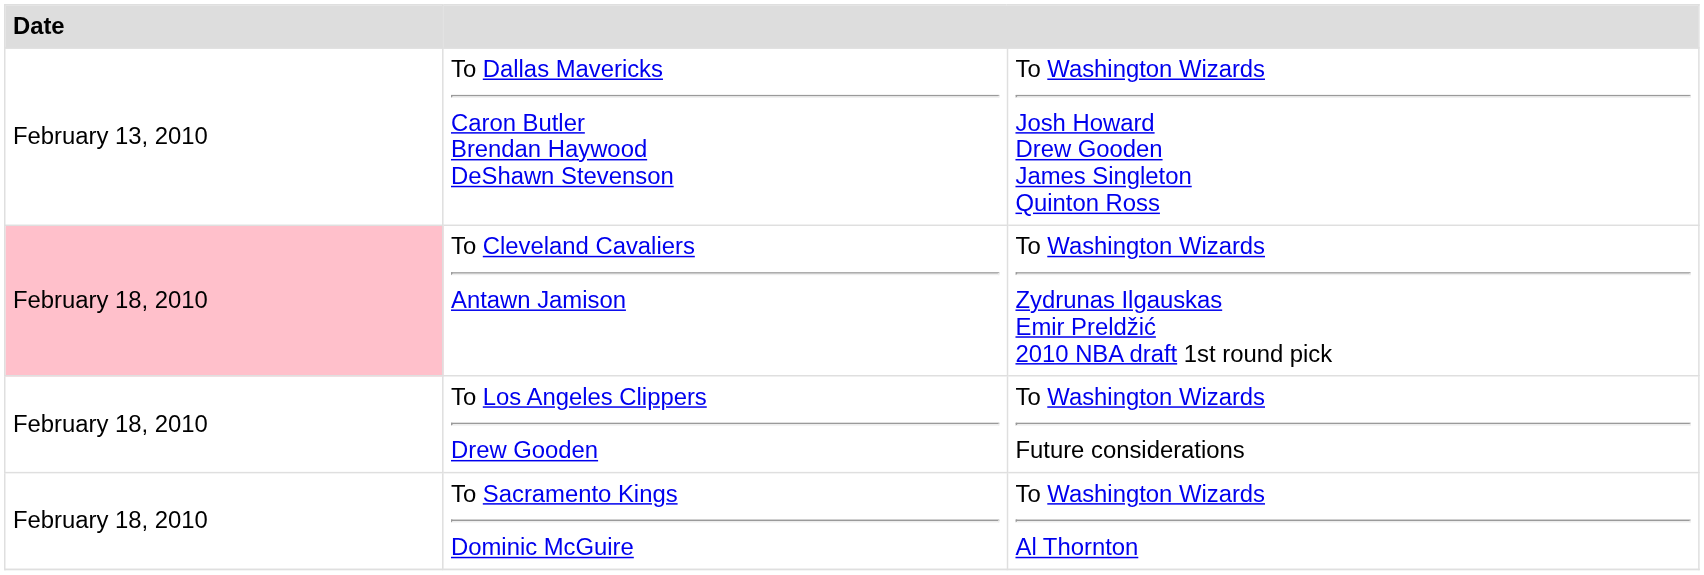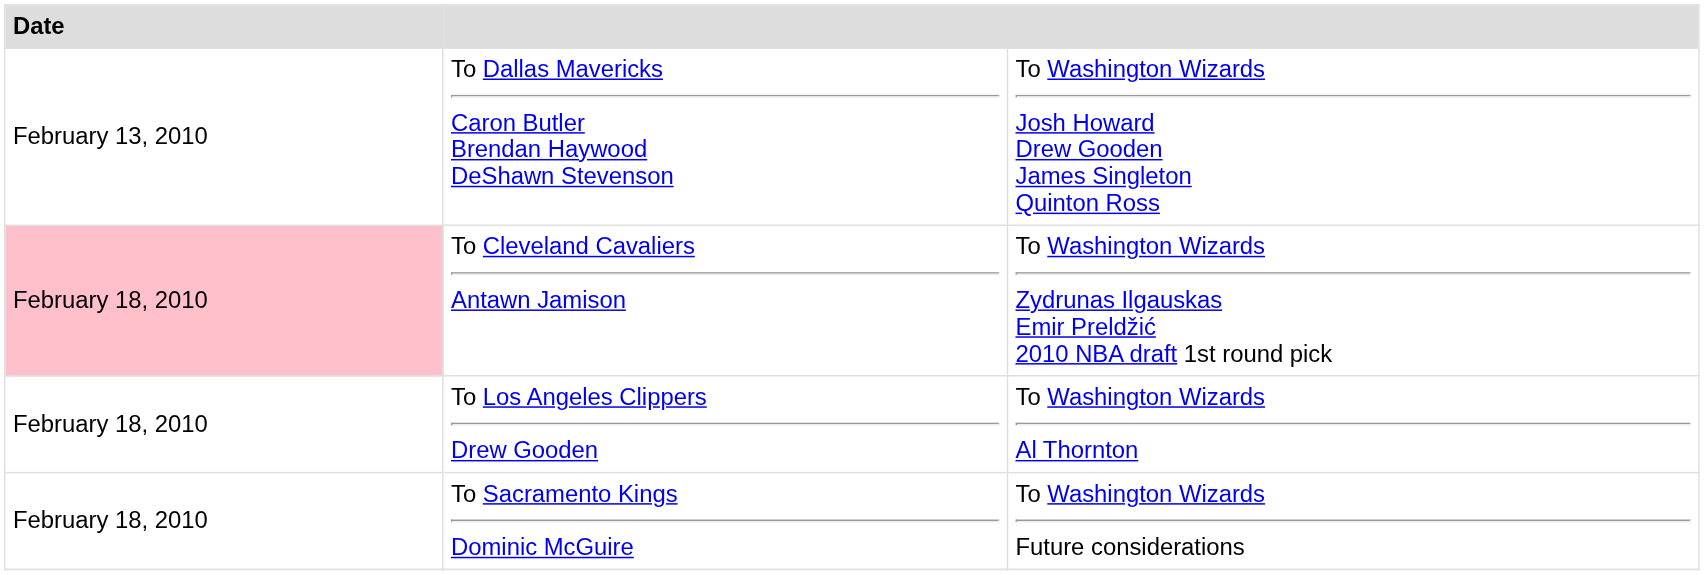(1353, 423) To Washington Wizards Future considerations -> (1353, 423) To Washington Wizards Al Thornton
(1353, 520) To Washington Wizards Al Thornton -> (1353, 520) To Washington Wizards Future considerations
